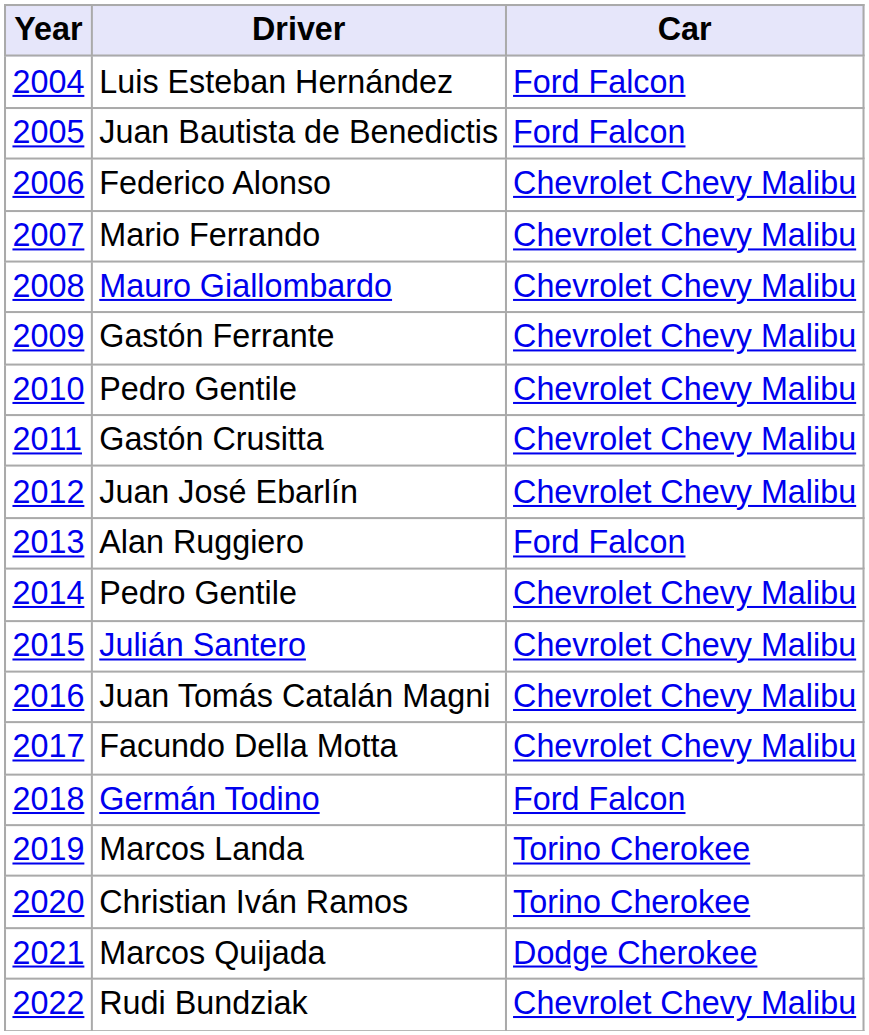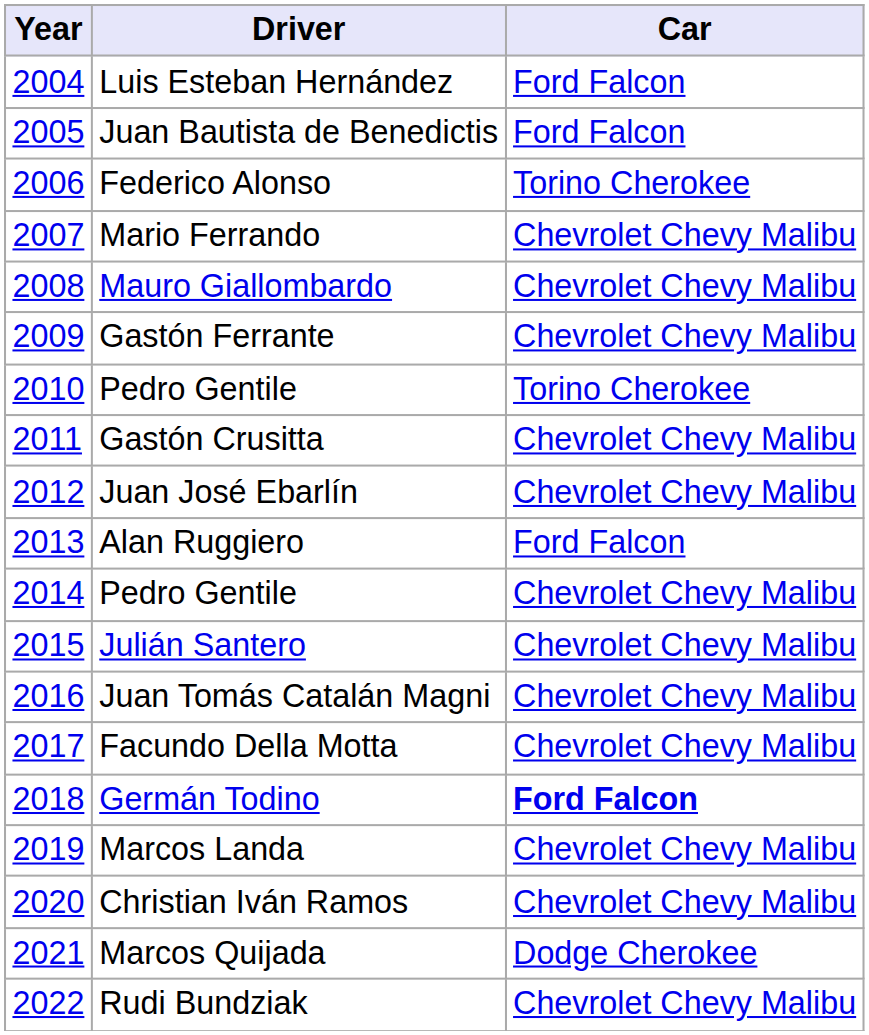(685, 183) Chevrolet Chevy Malibu -> (632, 183) Torino Cherokee
(685, 388) Chevrolet Chevy Malibu -> (632, 388) Torino Cherokee
(599, 798) normal -> (606, 798) bold
(632, 850) Torino Cherokee -> (685, 850) Chevrolet Chevy Malibu
(632, 901) Torino Cherokee -> (685, 901) Chevrolet Chevy Malibu
